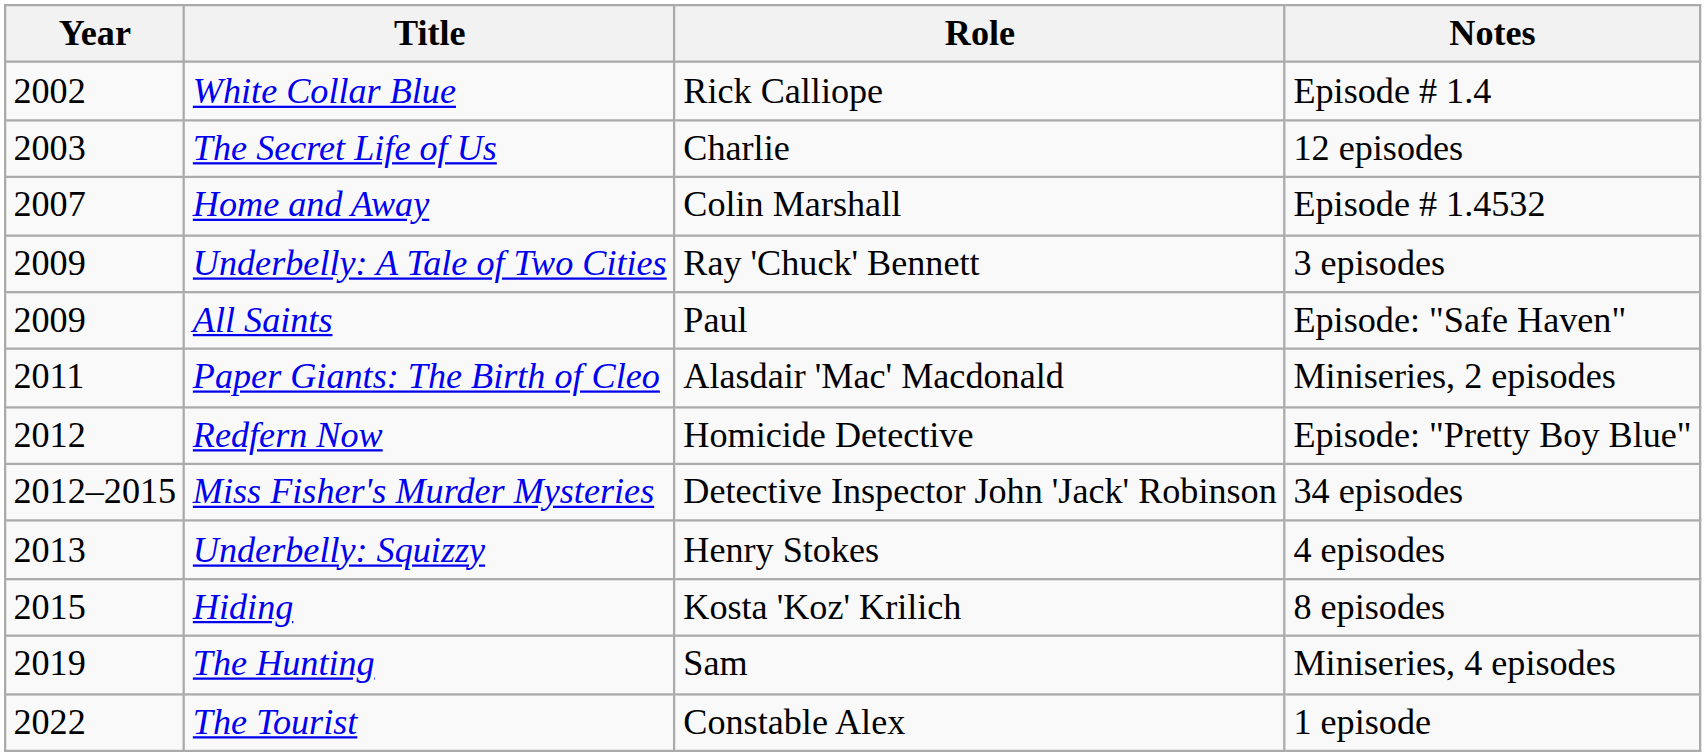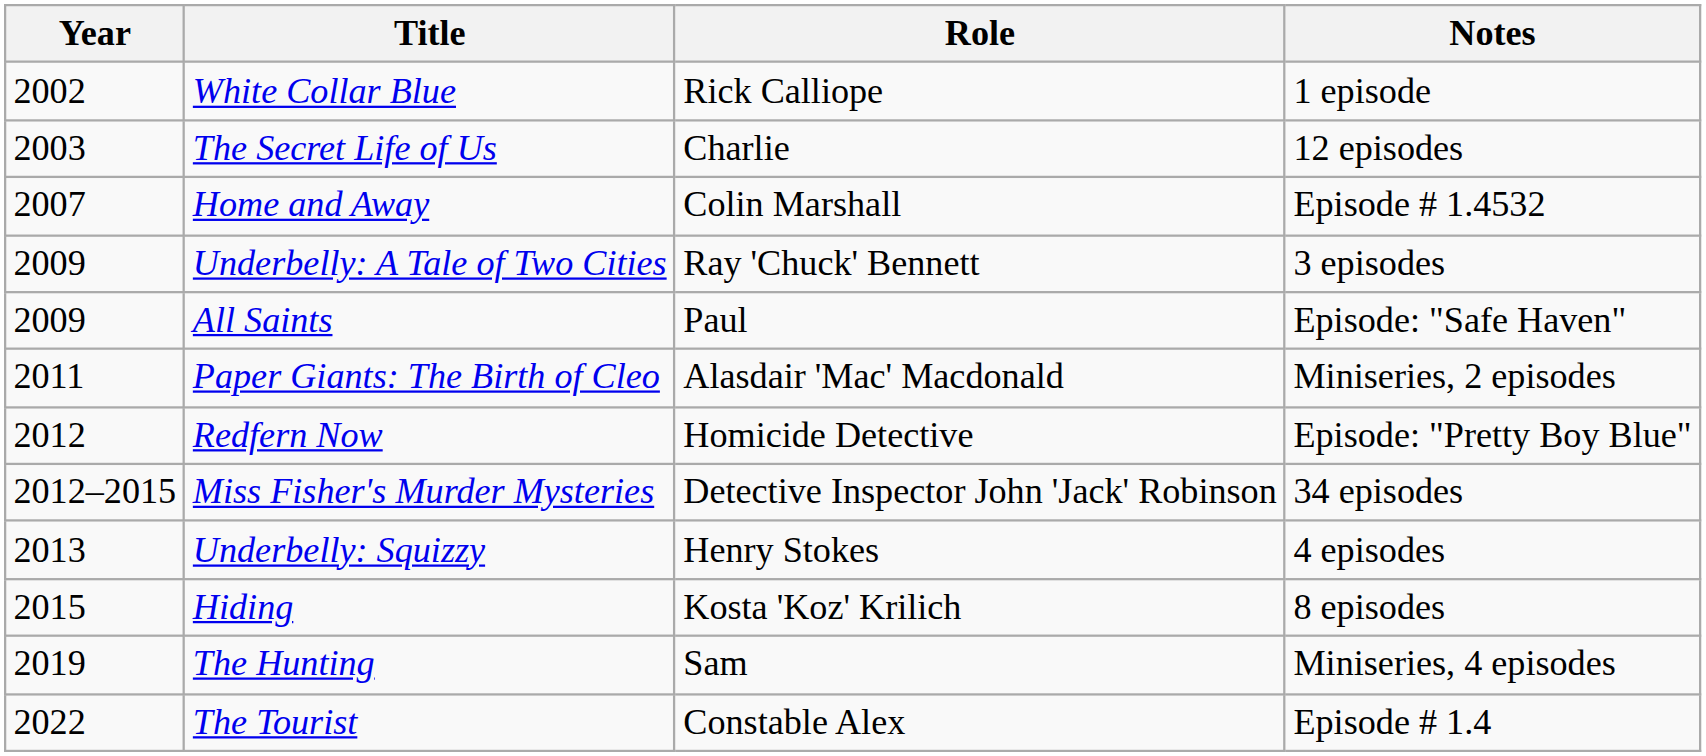(1392, 90) Episode # 1.4 -> (1362, 90) 1 episode
(1362, 721) 1 episode -> (1392, 721) Episode # 1.4
